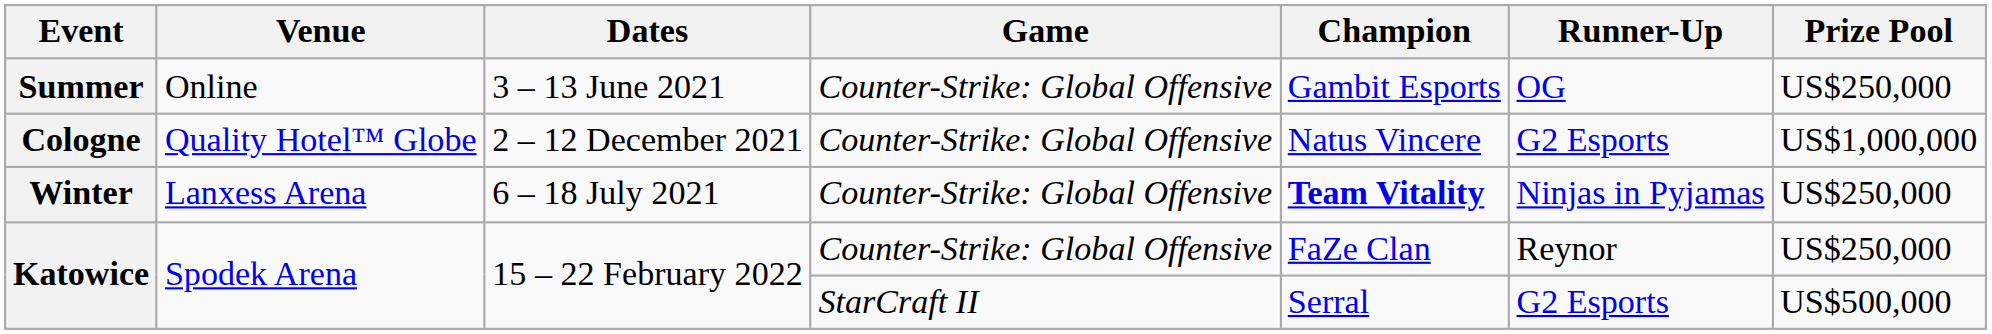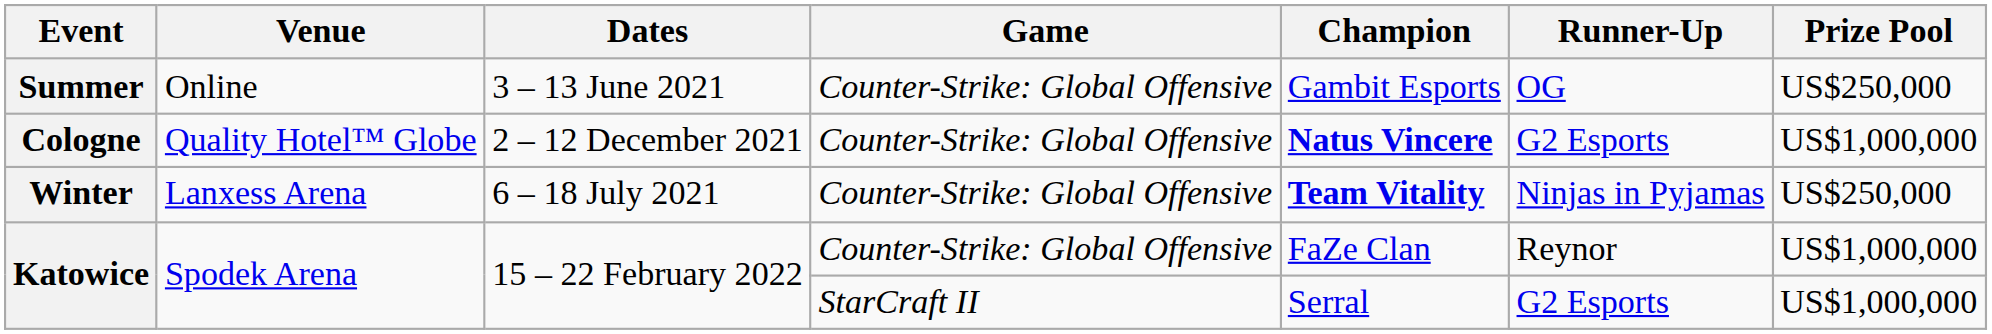(1384, 139) normal -> (1390, 139) bold
(1866, 247) US$250,000 -> (1879, 247) US$1,000,000
(1866, 301) US$500,000 -> (1879, 301) US$1,000,000
